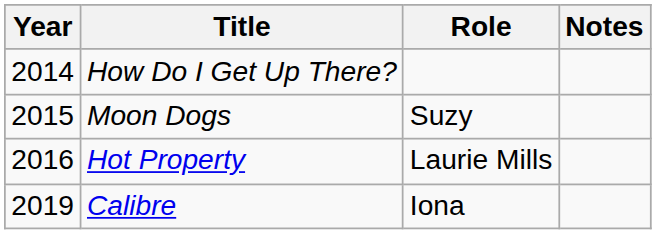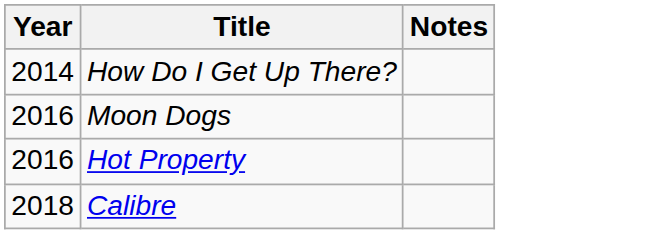- column: (481, 26)
(43, 116) 2015 -> (43, 116) 2016
(43, 205) 2019 -> (43, 205) 2018
